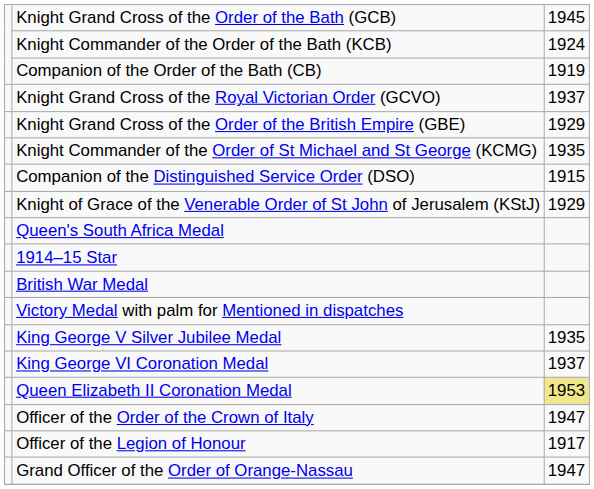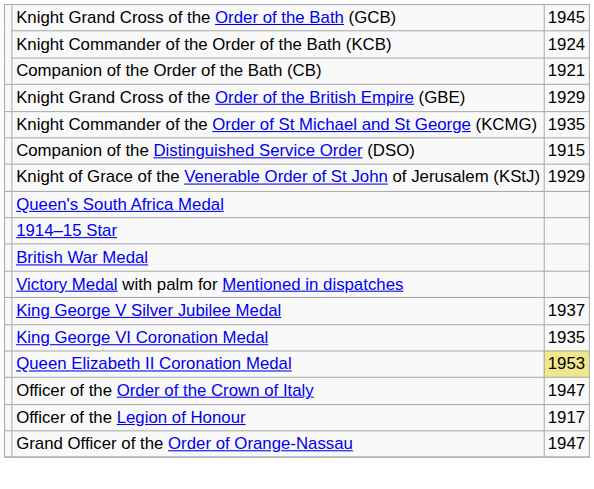(566, 71) 1919 -> (566, 71) 1921
- row: (228, 97)
(566, 337) 1935 -> (566, 310) 1937
(566, 364) 1937 -> (566, 337) 1935
